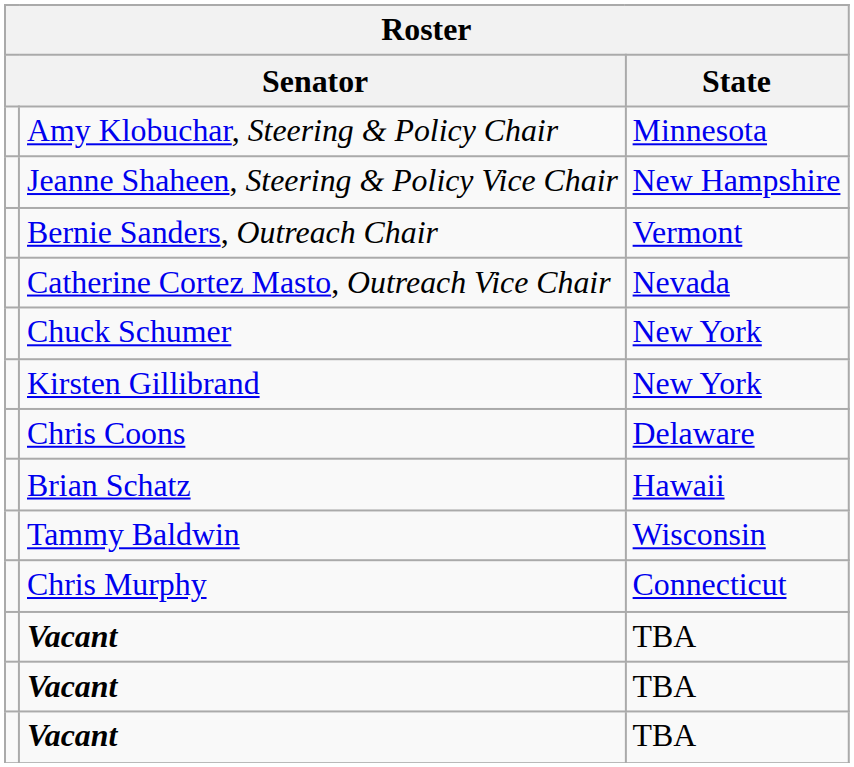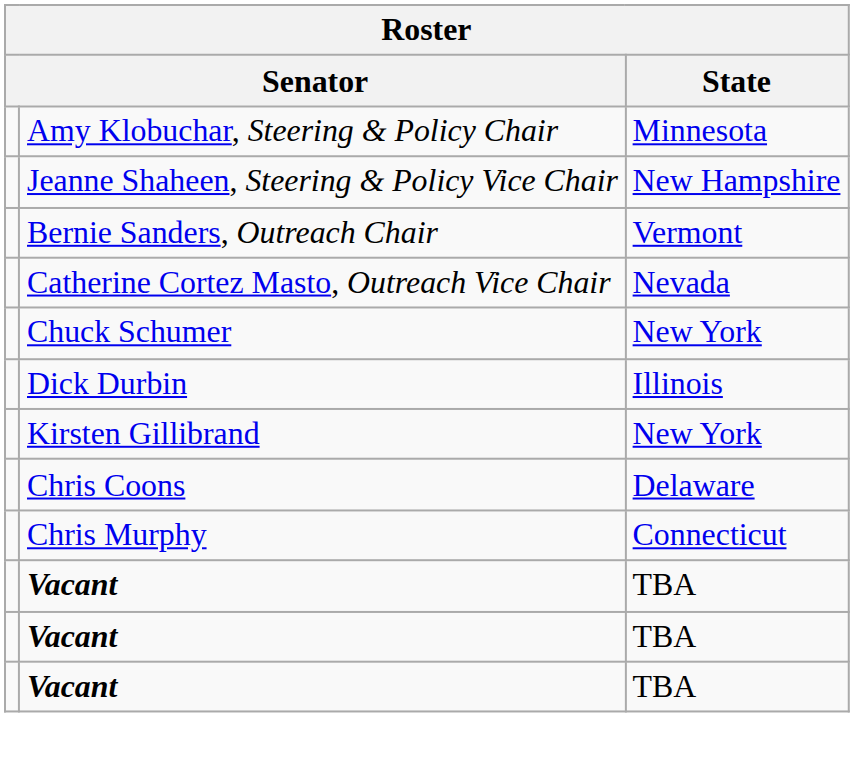+ row: (107, 383)
- row: (109, 484)
- row: (133, 534)
